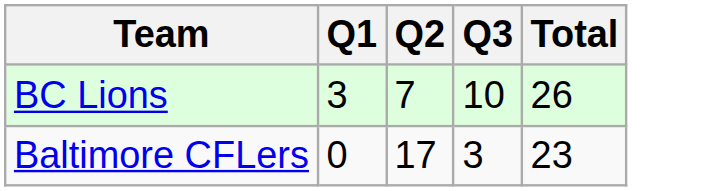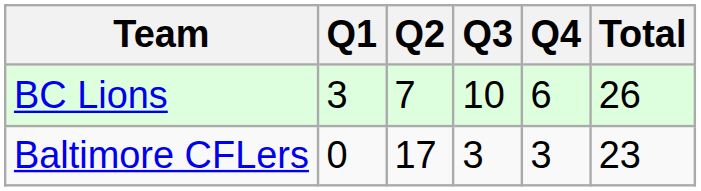+ column: (556, 34)
